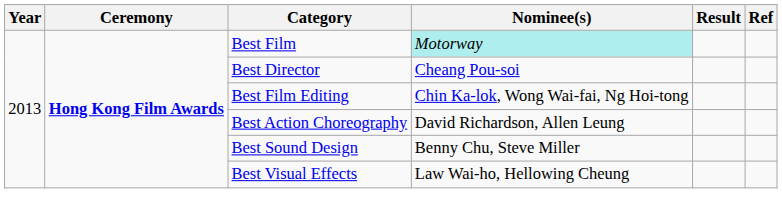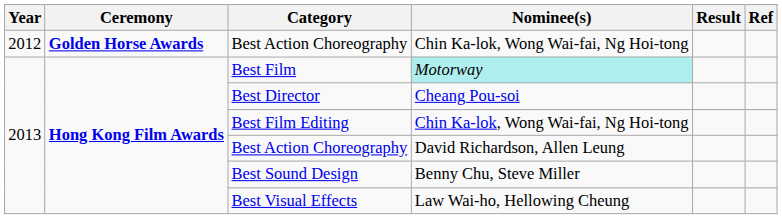+ row: (25, 43)
